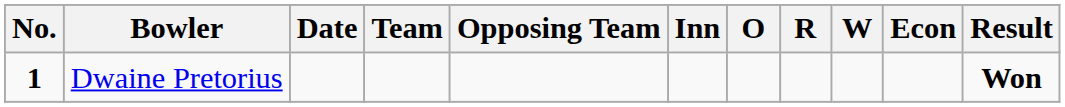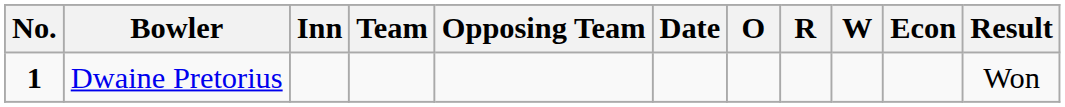columns swapped: (327, 28) <-> (697, 28)
(1012, 76) bold -> (1012, 76) normal
